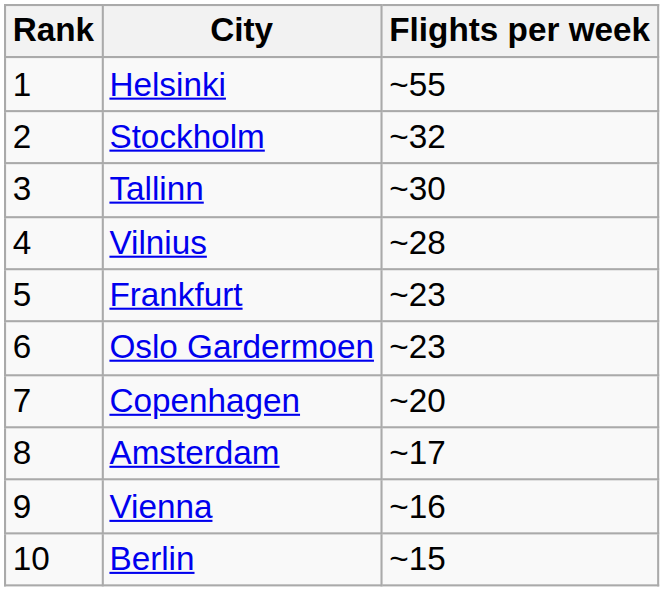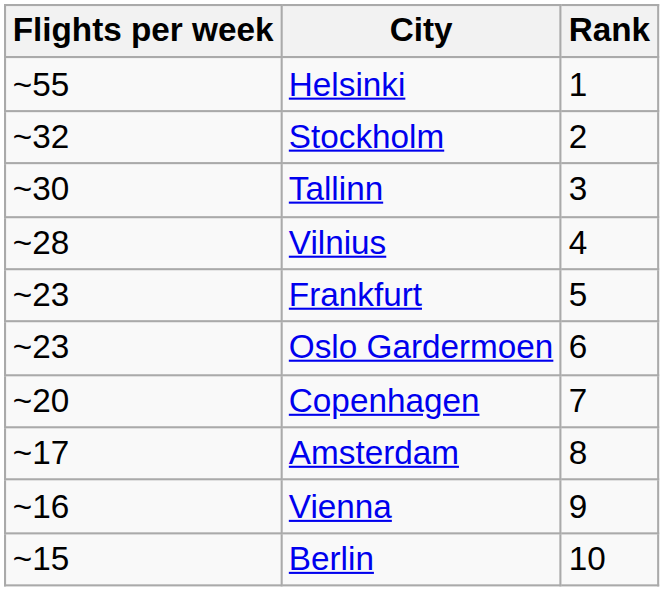columns swapped: (53, 30) <-> (520, 30)
